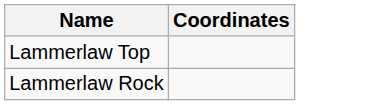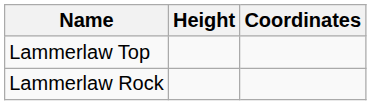+ column: (204, 20)
